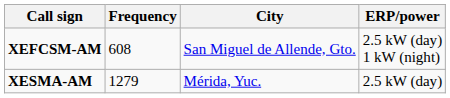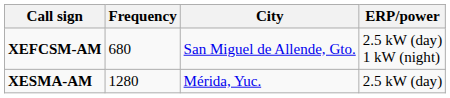(120, 48) 608 -> (120, 48) 680
(123, 81) 1279 -> (123, 81) 1280
